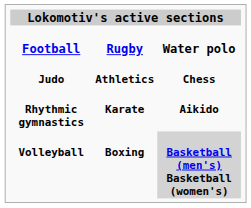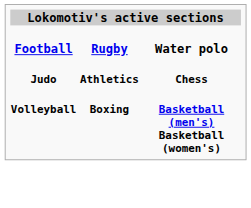- row: (51, 115)
(199, 171) lightgrey background -> (192, 128) no background
